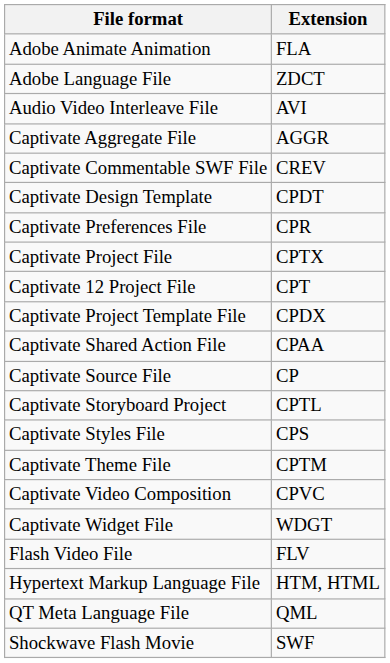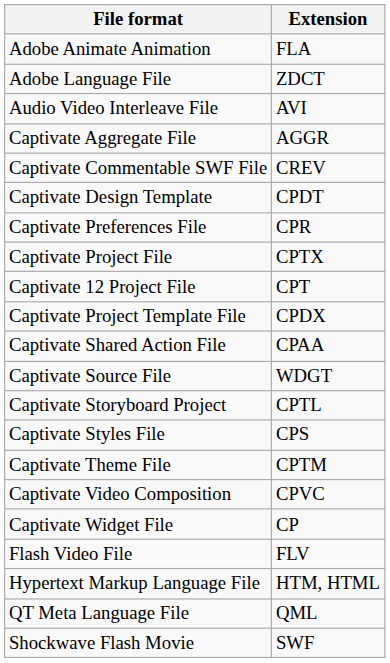(287, 375) CP -> (304, 375) WDGT
(304, 524) WDGT -> (287, 524) CP
